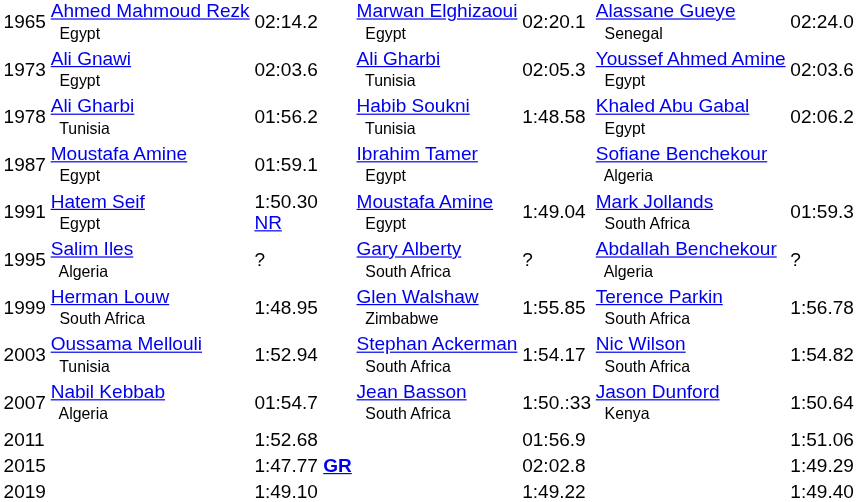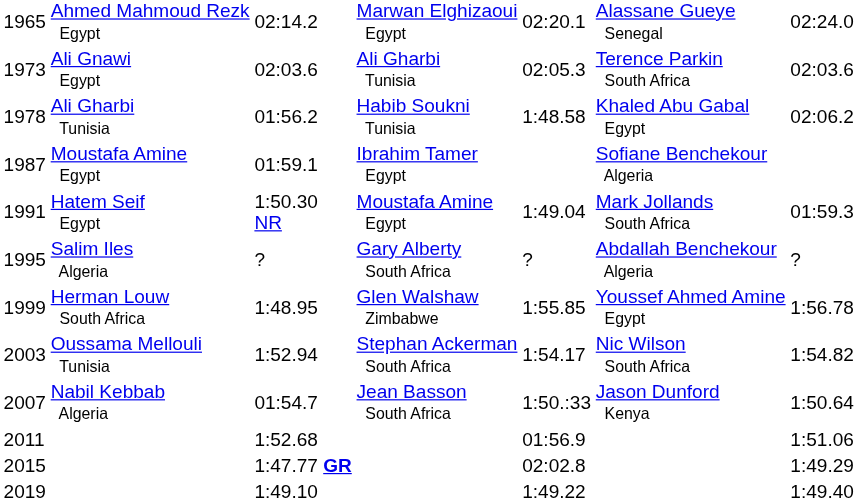(691, 69) Youssef Ahmed Amine Egypt -> (659, 69) Terence Parkin South Africa
(659, 307) Terence Parkin South Africa -> (691, 307) Youssef Ahmed Amine Egypt
